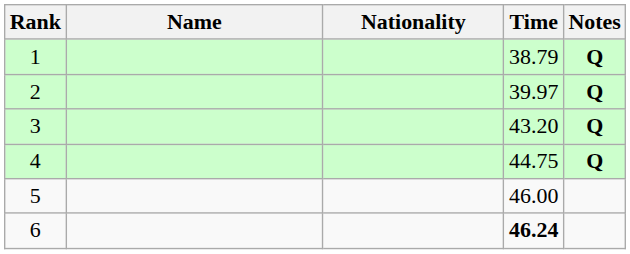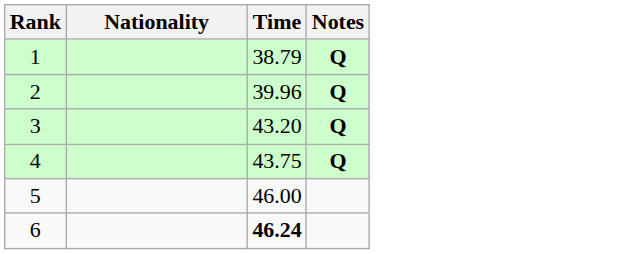- column: (194, 21)
(534, 91) 39.97 -> (277, 91) 39.96
(534, 160) 44.75 -> (277, 160) 43.75
